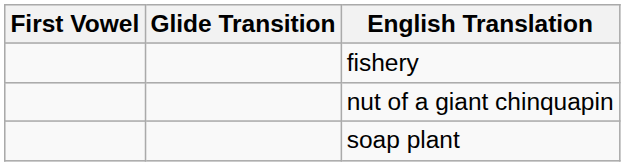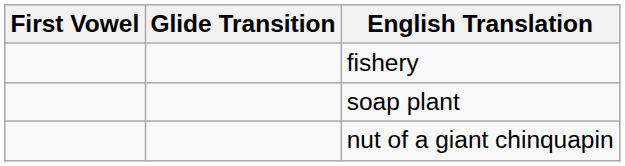rows swapped: (403, 140) <-> (480, 101)
